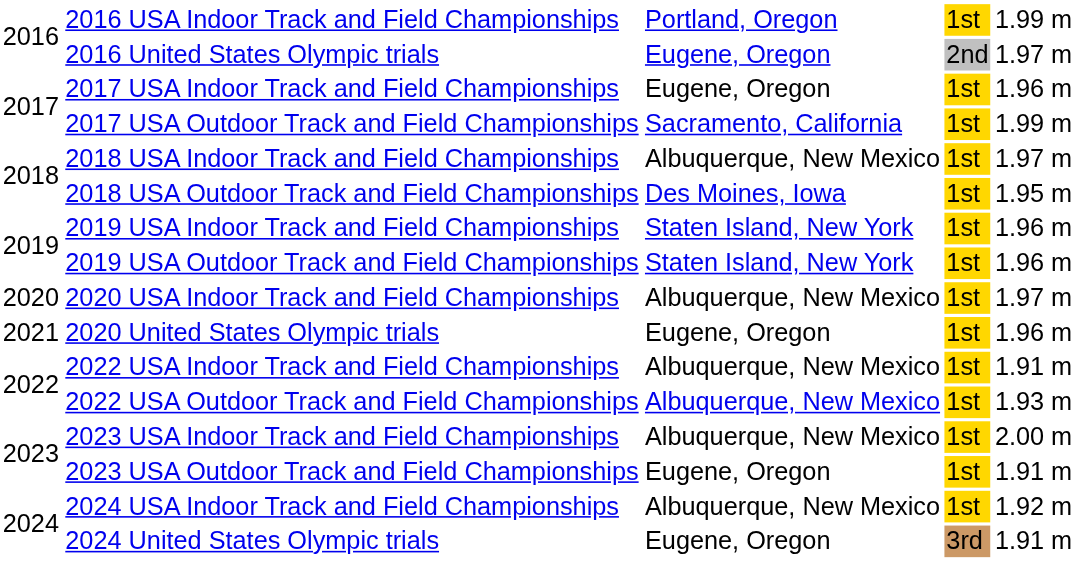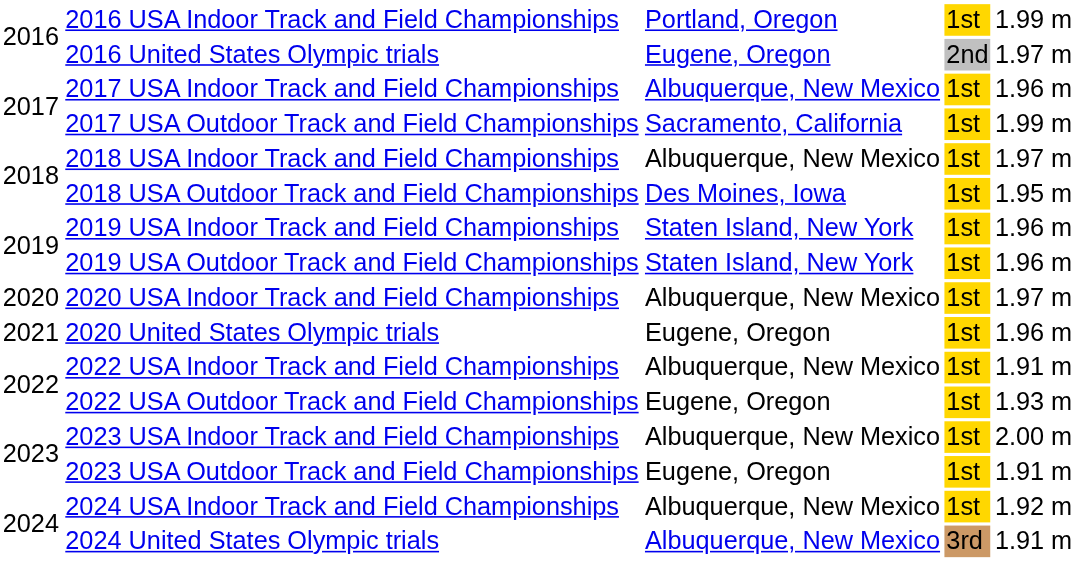(738, 89) Eugene, Oregon -> (793, 89) Albuquerque, New Mexico
(793, 402) Albuquerque, New Mexico -> (738, 402) Eugene, Oregon
(738, 541) Eugene, Oregon -> (793, 541) Albuquerque, New Mexico
